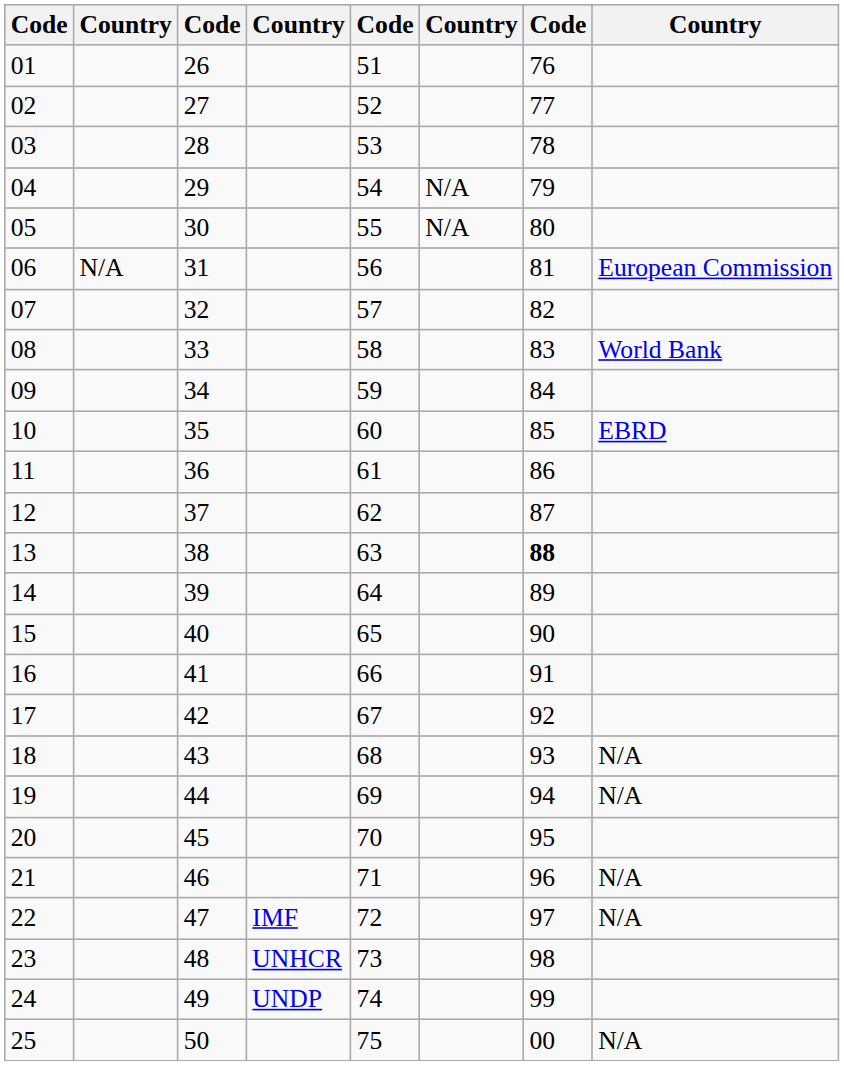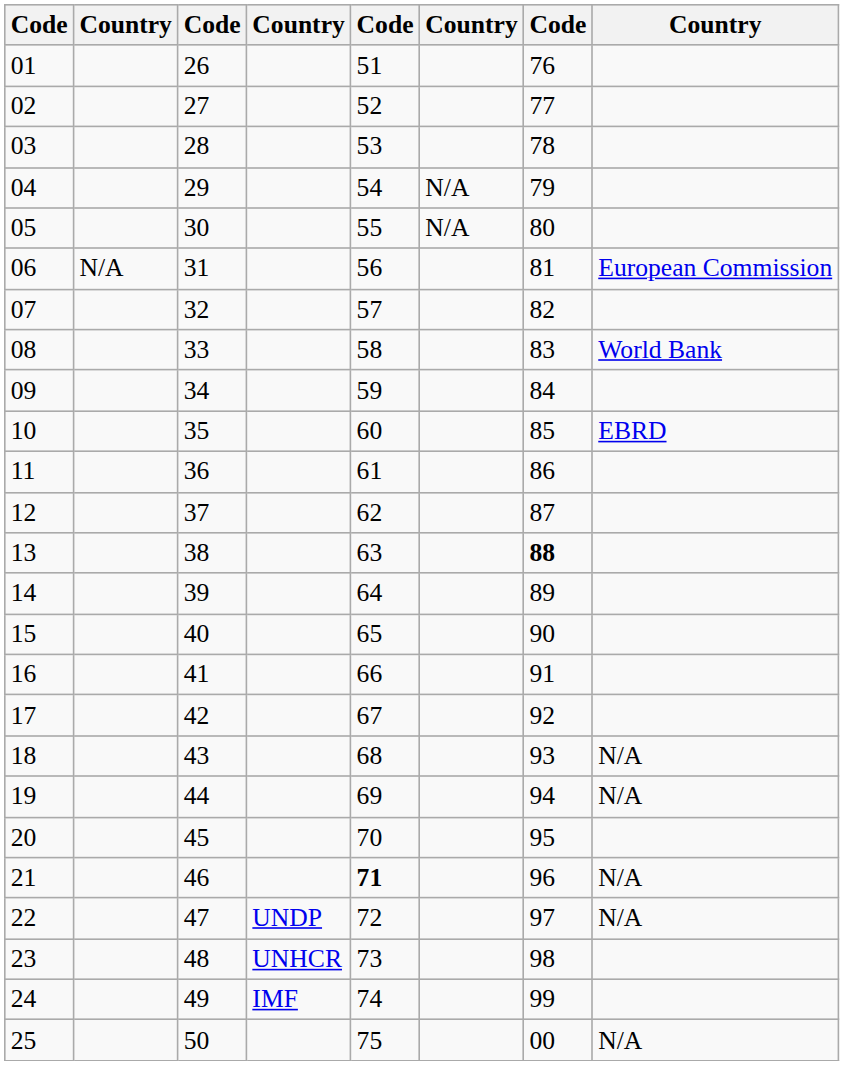(369, 877) normal -> (369, 877) bold
(275, 918) IMF -> (287, 918) UNDP
(287, 999) UNDP -> (275, 999) IMF
